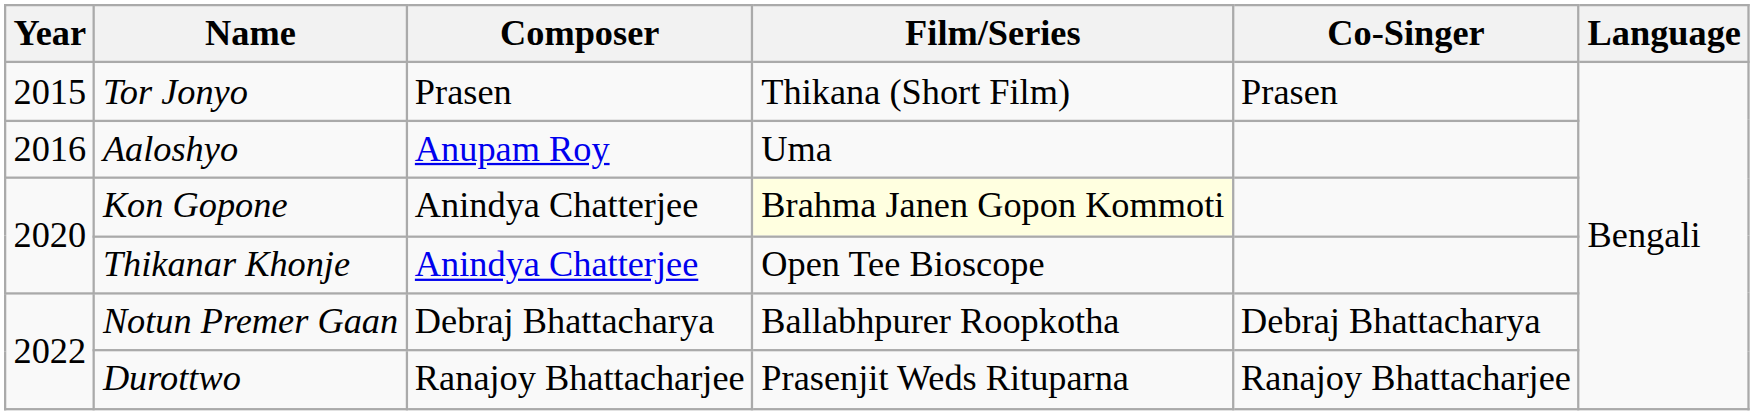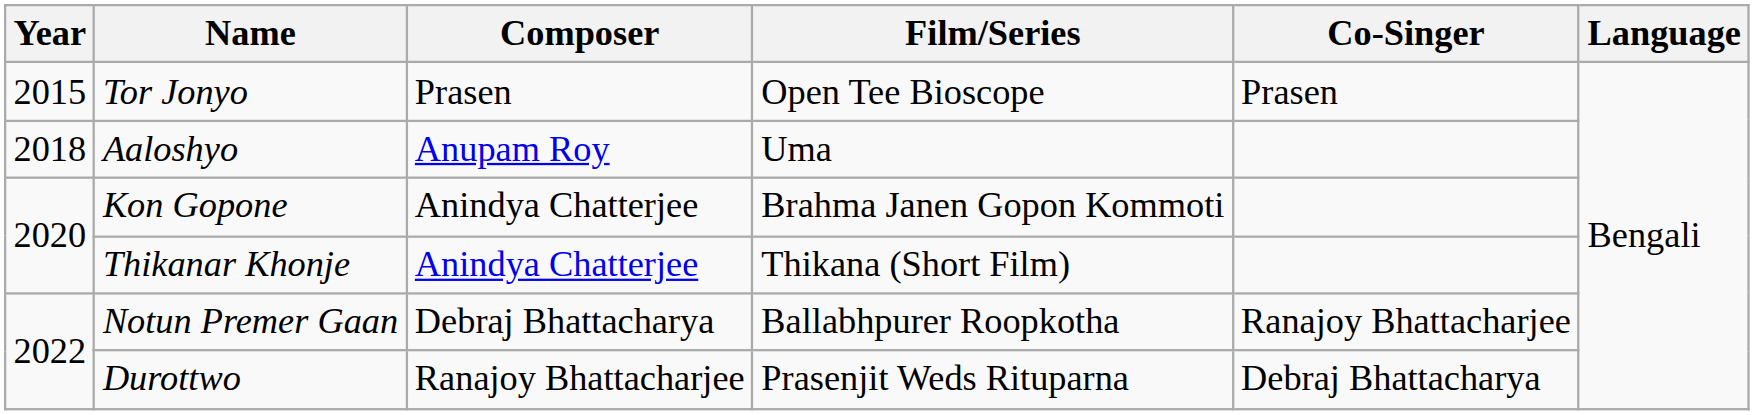(916, 90) Thikana (Short Film) -> (903, 90) Open Tee Bioscope
(50, 148) 2016 -> (50, 148) 2018
(993, 206) lightyellow background -> (993, 206) no background
(903, 263) Open Tee Bioscope -> (916, 263) Thikana (Short Film)
(1391, 321) Debraj Bhattacharya -> (1406, 321) Ranajoy Bhattacharjee
(1406, 378) Ranajoy Bhattacharjee -> (1391, 378) Debraj Bhattacharya
